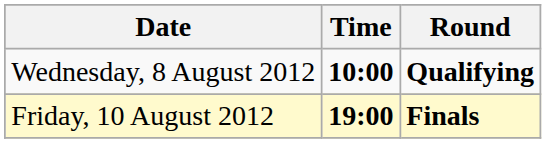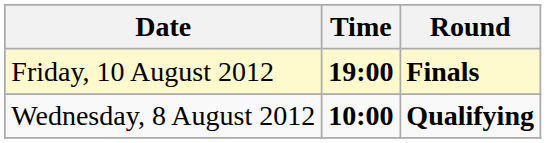rows swapped: (163, 71) <-> (143, 115)
